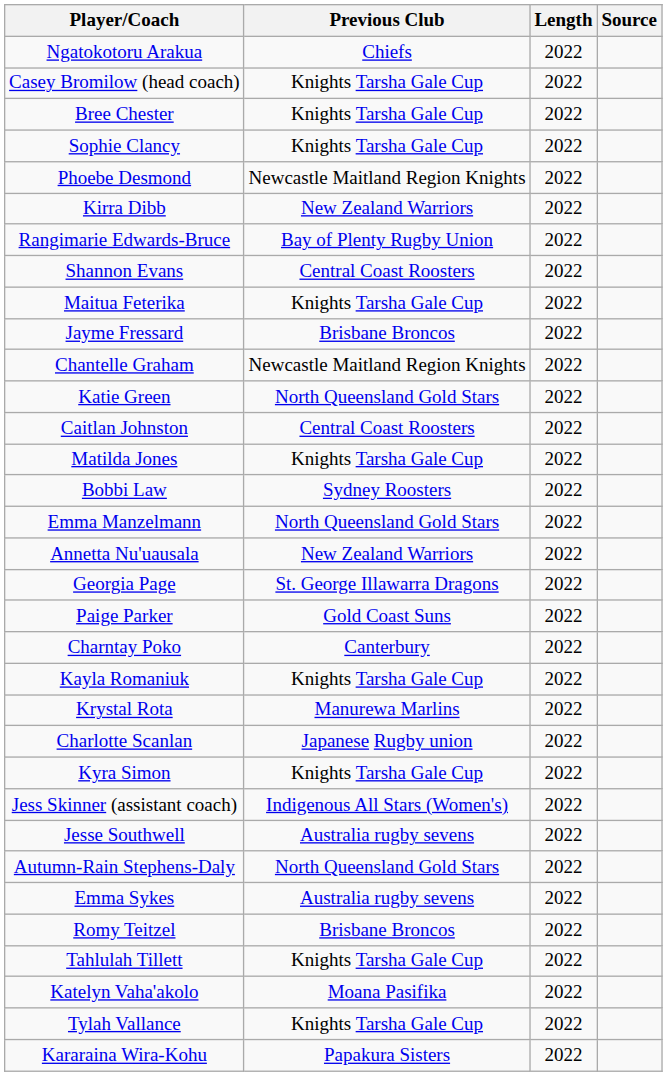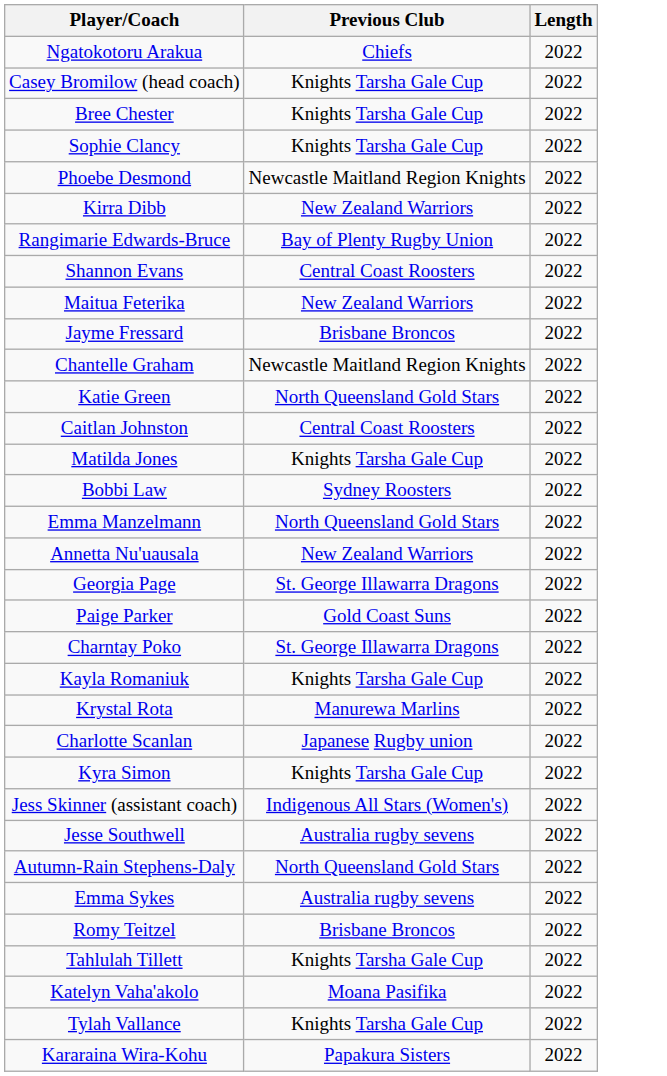- column: (629, 20)
(387, 302) Knights Tarsha Gale Cup -> (387, 302) New Zealand Warriors
(387, 647) Canterbury -> (387, 647) St. George Illawarra Dragons
